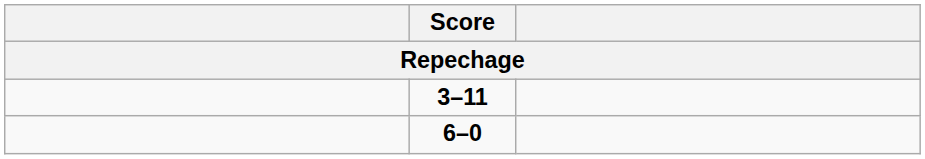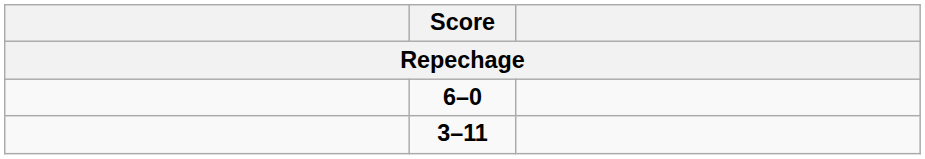rows swapped: (463, 97) <-> (463, 134)
